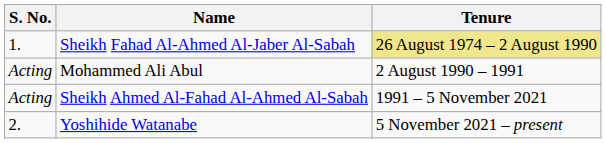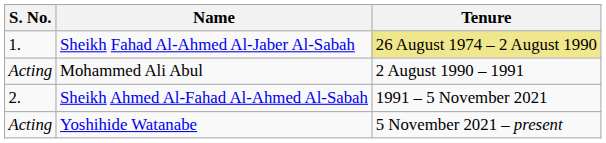(30, 97) Acting -> (15, 97) 2.
(15, 124) 2. -> (30, 124) Acting
